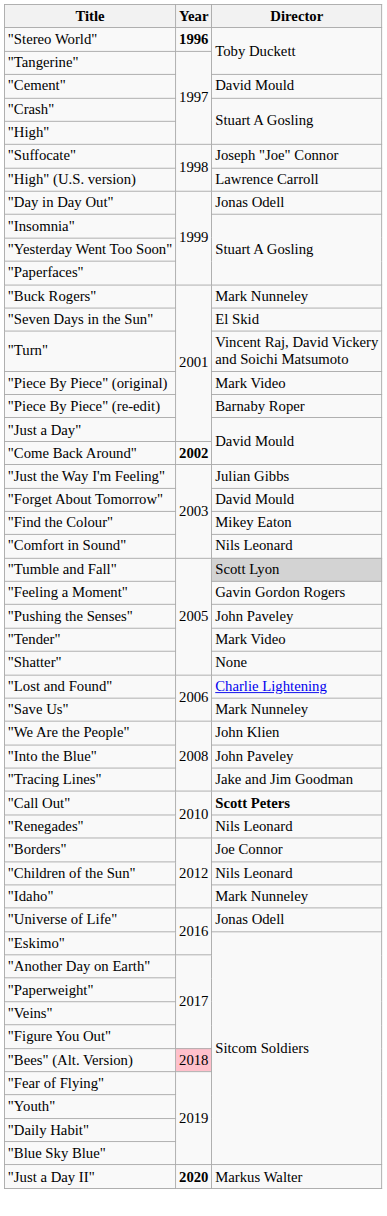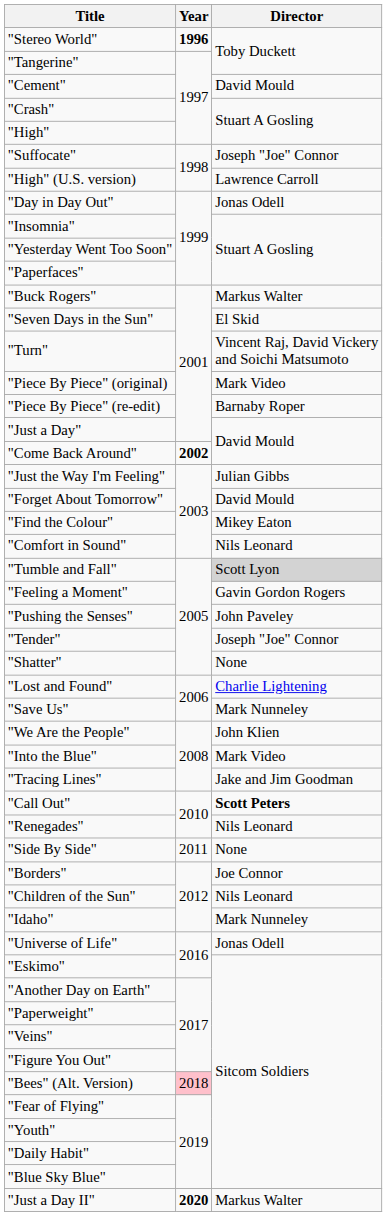(262, 296) Mark Nunneley -> (259, 296) Markus Walter
(250, 639) Mark Video -> (277, 639) Joseph "Joe" Connor
(254, 756) John Paveley -> (250, 756) Mark Video
+ row: (52, 849)
